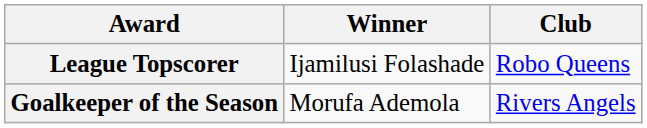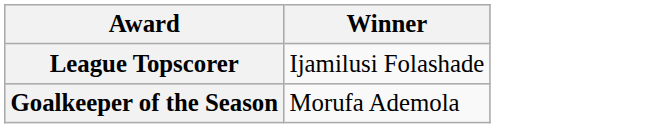- column: (566, 24)
